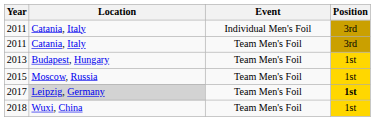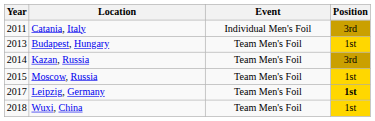- row: (17, 44)
+ row: (17, 60)
(68, 92) lightgrey background -> (68, 92) no background
